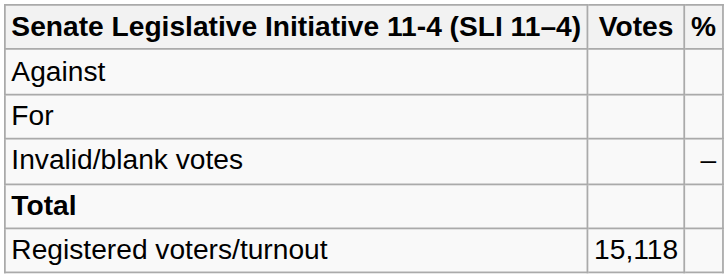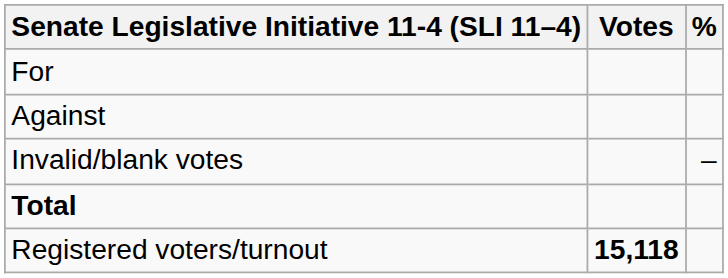rows swapped: (32, 116) <-> (58, 71)
(636, 250) normal -> (636, 250) bold
